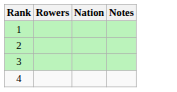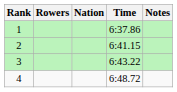+ column: (125, 12)
